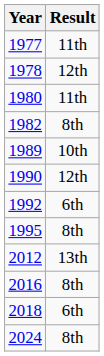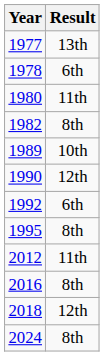(73, 44) 11th -> (73, 44) 13th
(73, 71) 12th -> (73, 71) 6th
(73, 257) 13th -> (73, 257) 11th
(73, 310) 6th -> (73, 310) 12th
